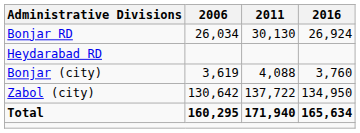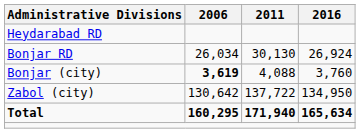rows swapped: (40, 34) <-> (55, 54)
(221, 73) normal -> (221, 73) bold
